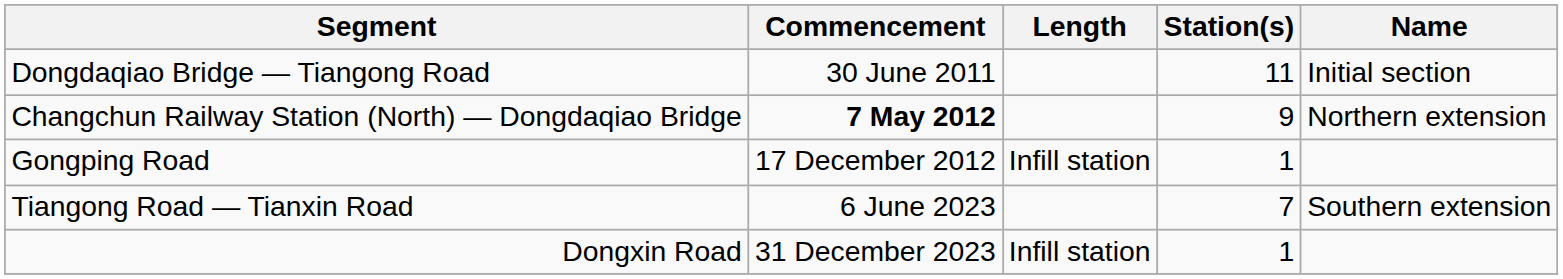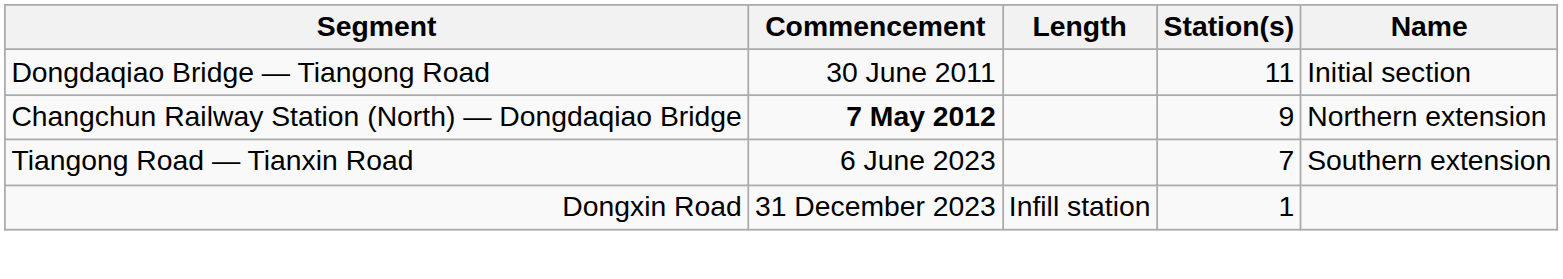- row: (111, 161)
